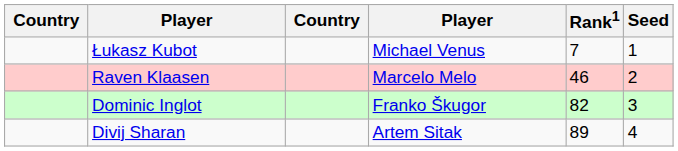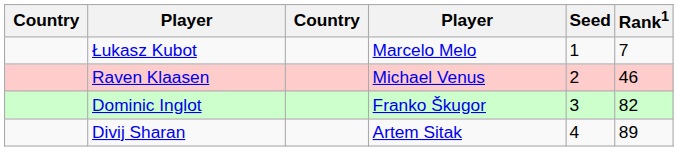columns swapped: (595, 20) <-> (648, 20)
(429, 50) Michael Venus -> (424, 50) Marcelo Melo
(424, 77) Marcelo Melo -> (429, 77) Michael Venus
